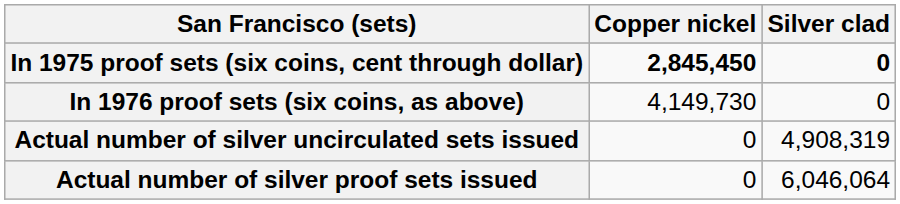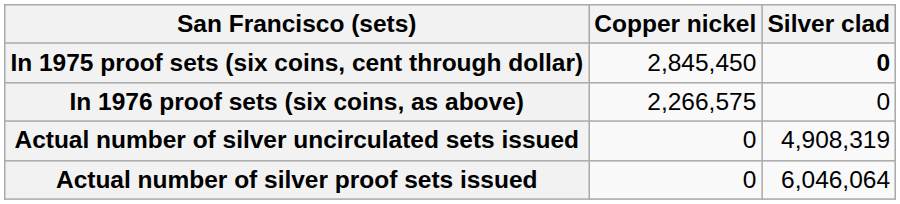(702, 62) bold -> (702, 62) normal
(702, 101) 4,149,730 -> (702, 101) 2,266,575
